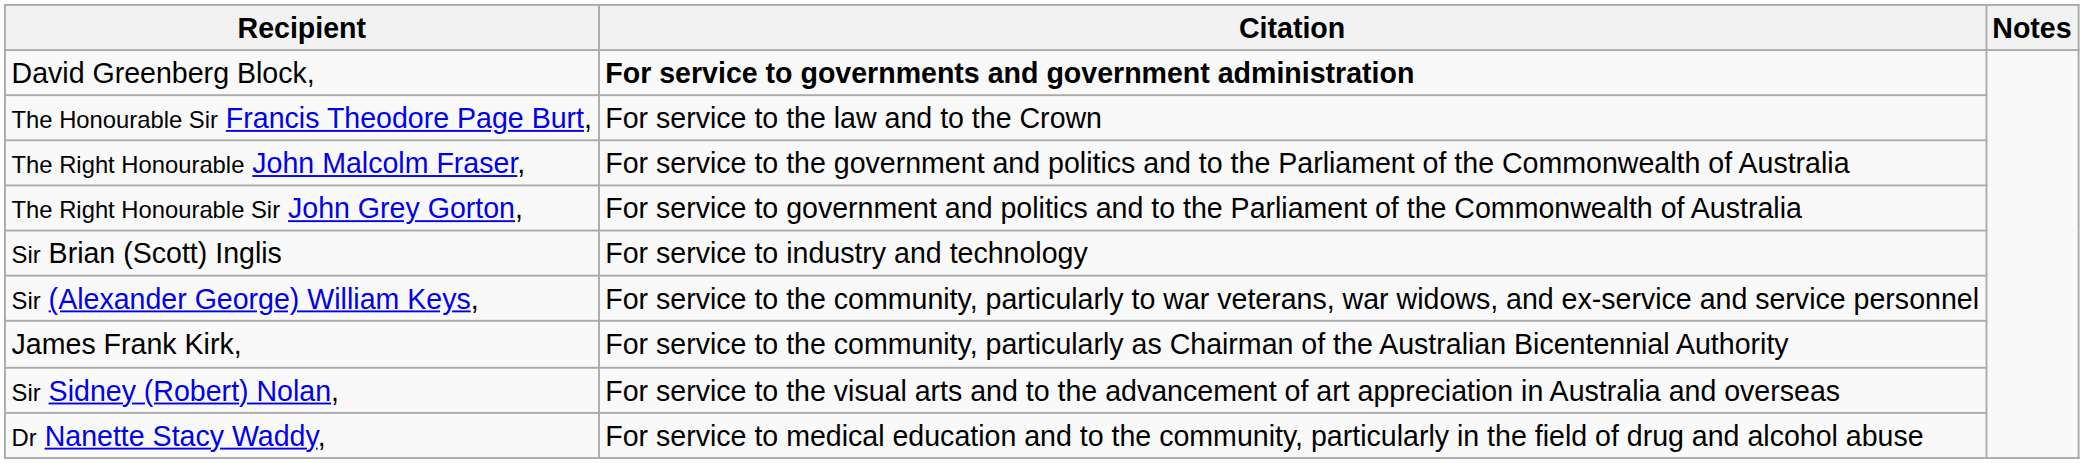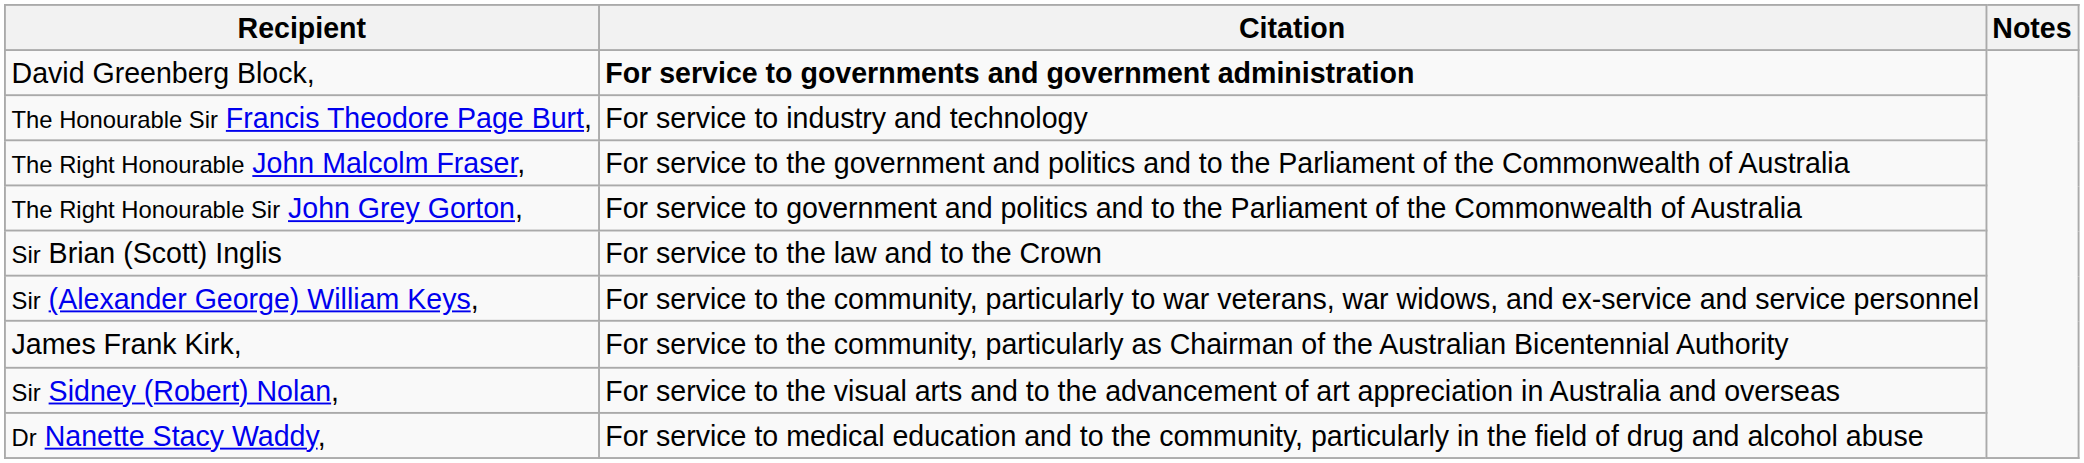(854, 118) For service to the law and to the Crown -> (847, 118) For service to industry and technology
(847, 254) For service to industry and technology -> (854, 254) For service to the law and to the Crown
